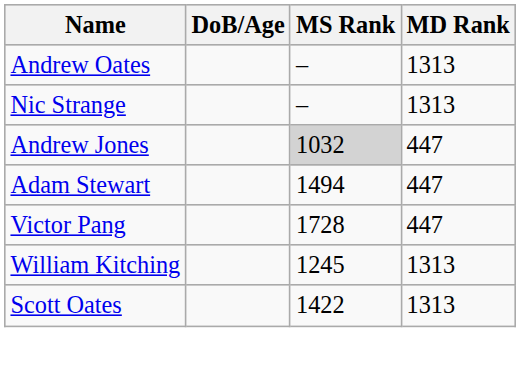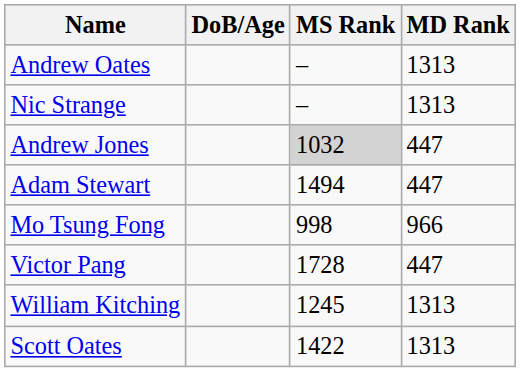+ row: (88, 225)
